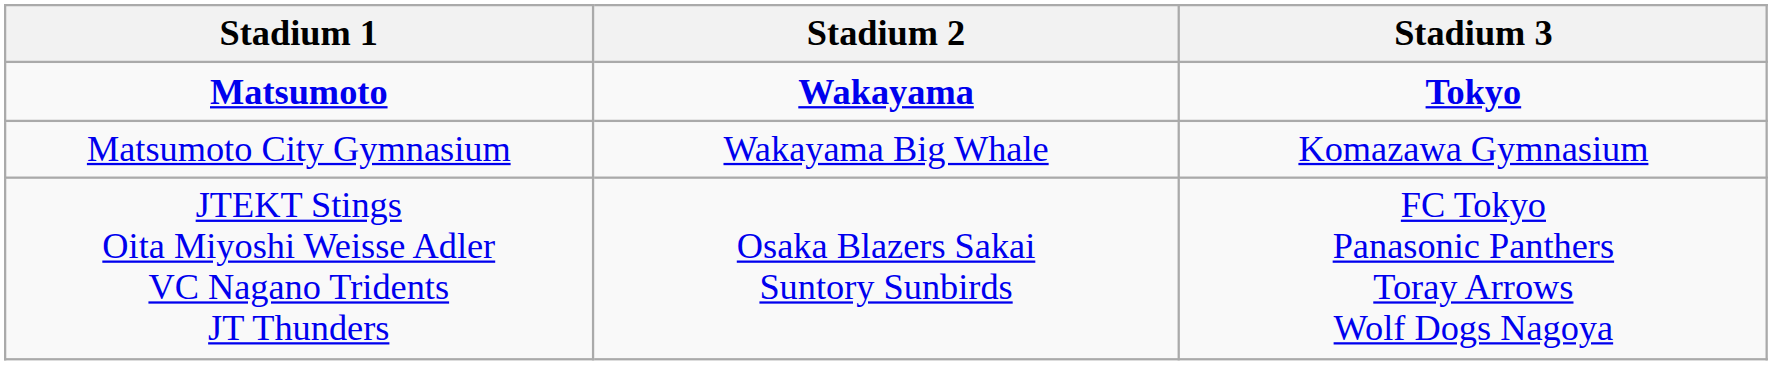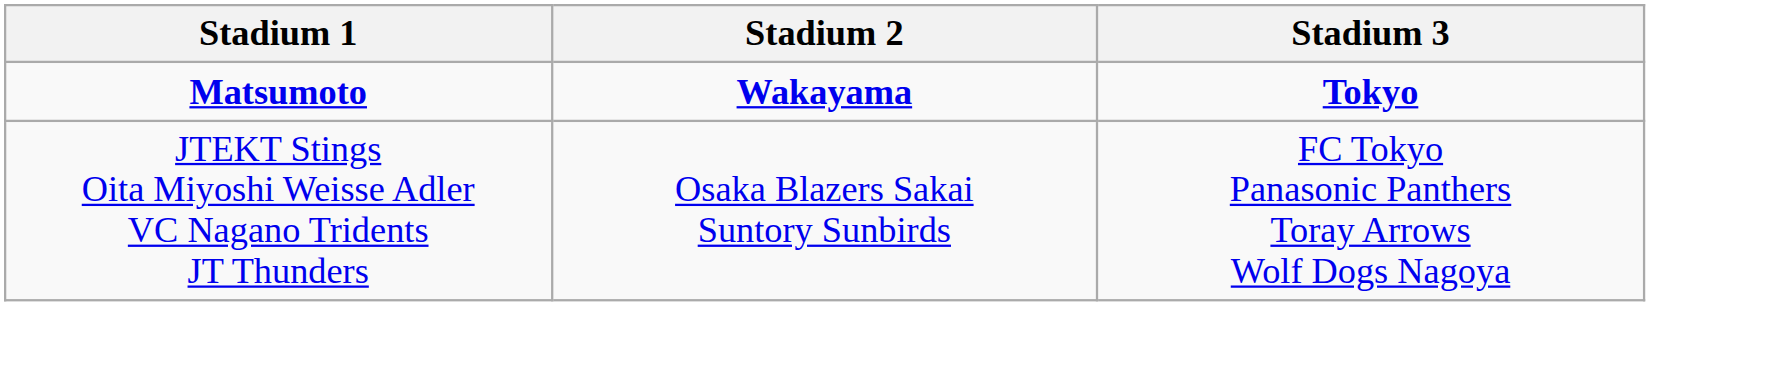- row: (299, 148)
